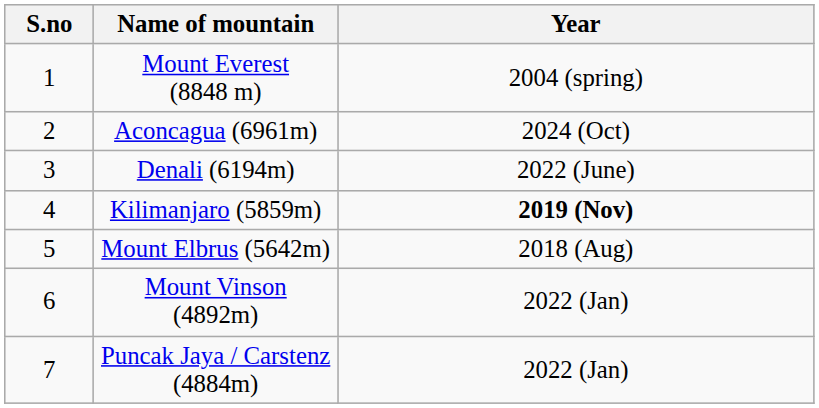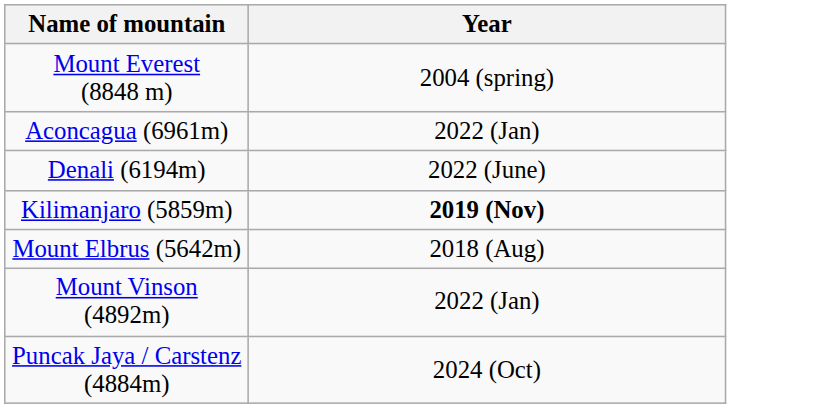- column: (49, 24)
(576, 130) 2024 (Oct) -> (487, 130) 2022 (Jan)
(576, 369) 2022 (Jan) -> (487, 369) 2024 (Oct)
